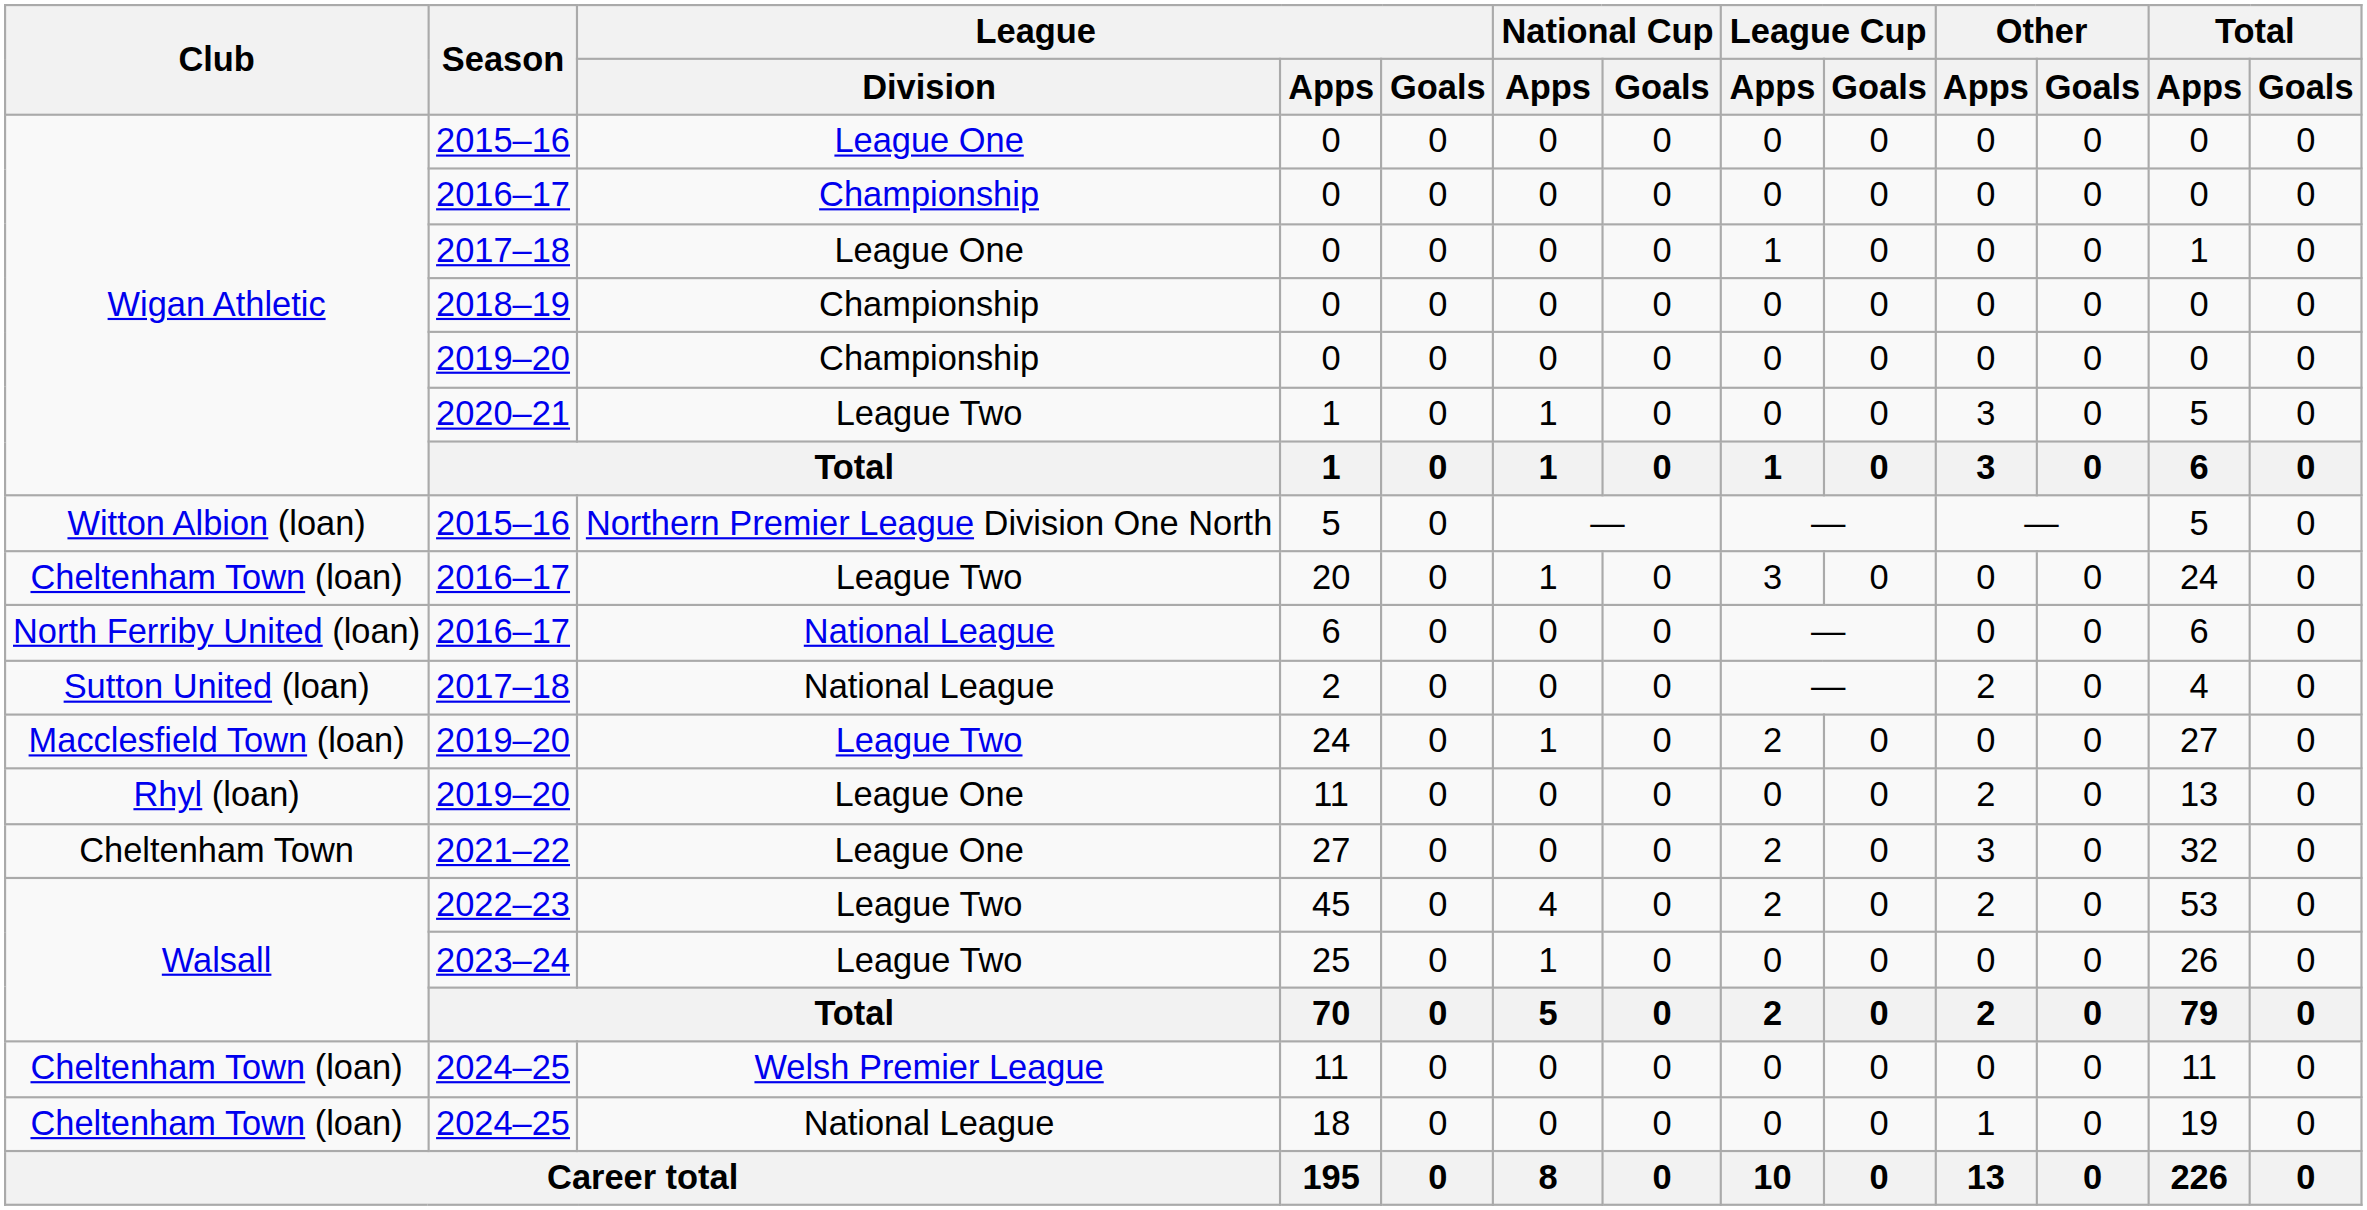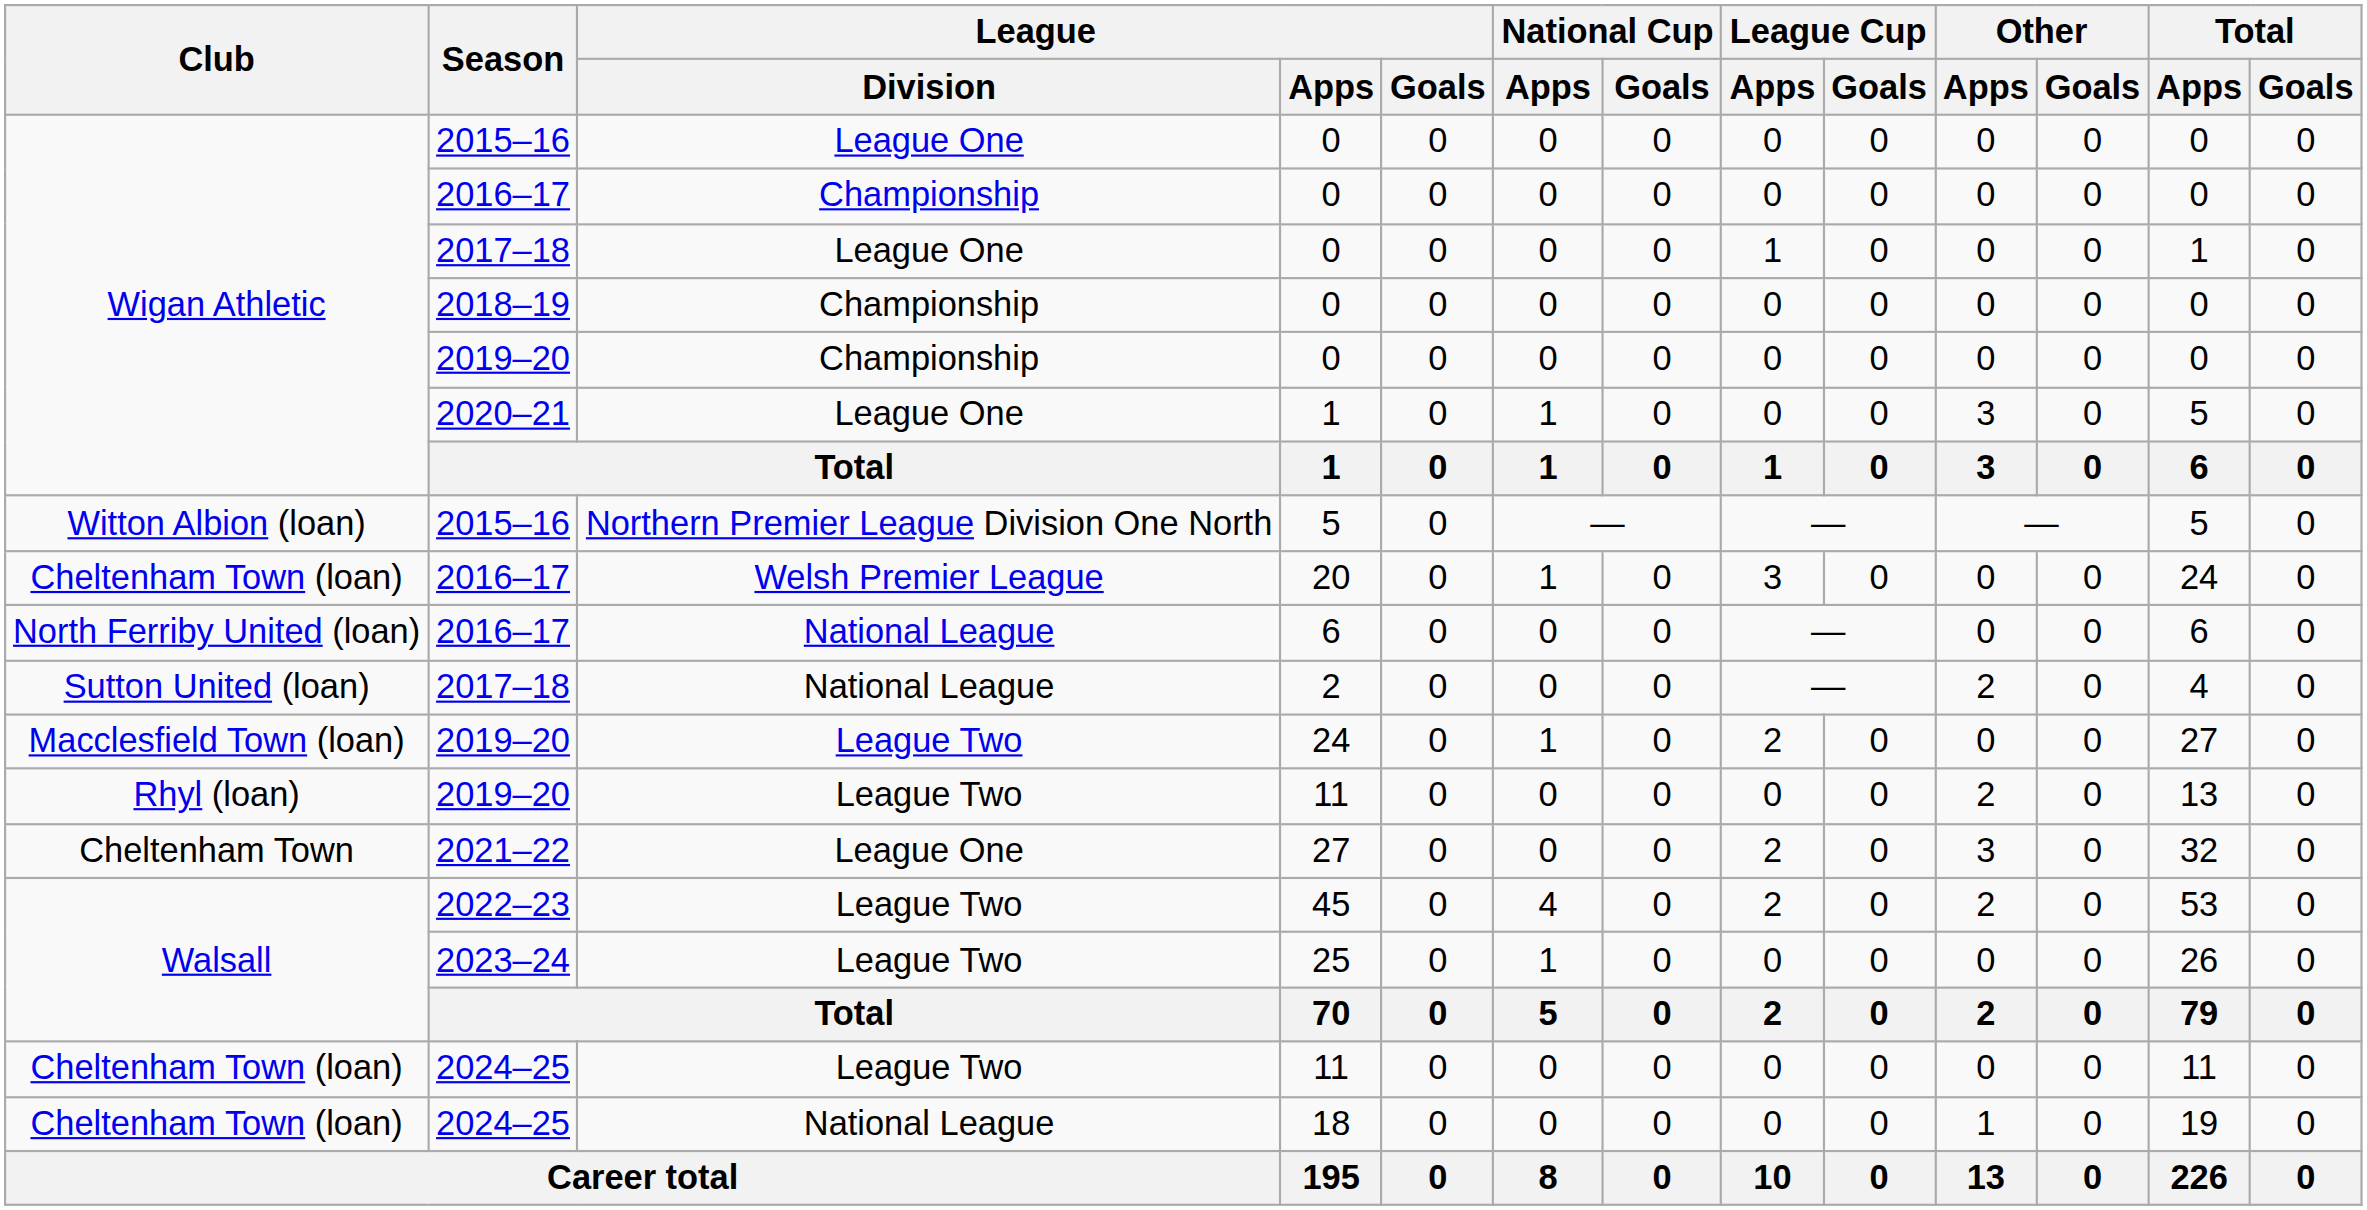(929, 413) League Two -> (929, 413) League One
(929, 577) League Two -> (929, 577) Welsh Premier League
(929, 795) League One -> (929, 795) League Two
(929, 1068) Welsh Premier League -> (929, 1068) League Two
